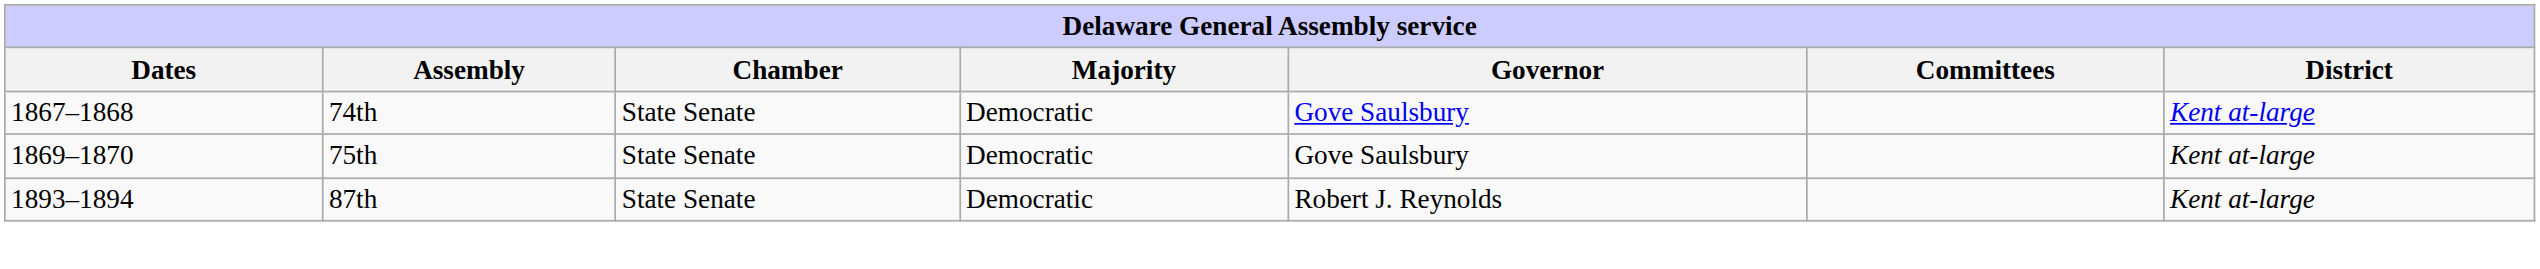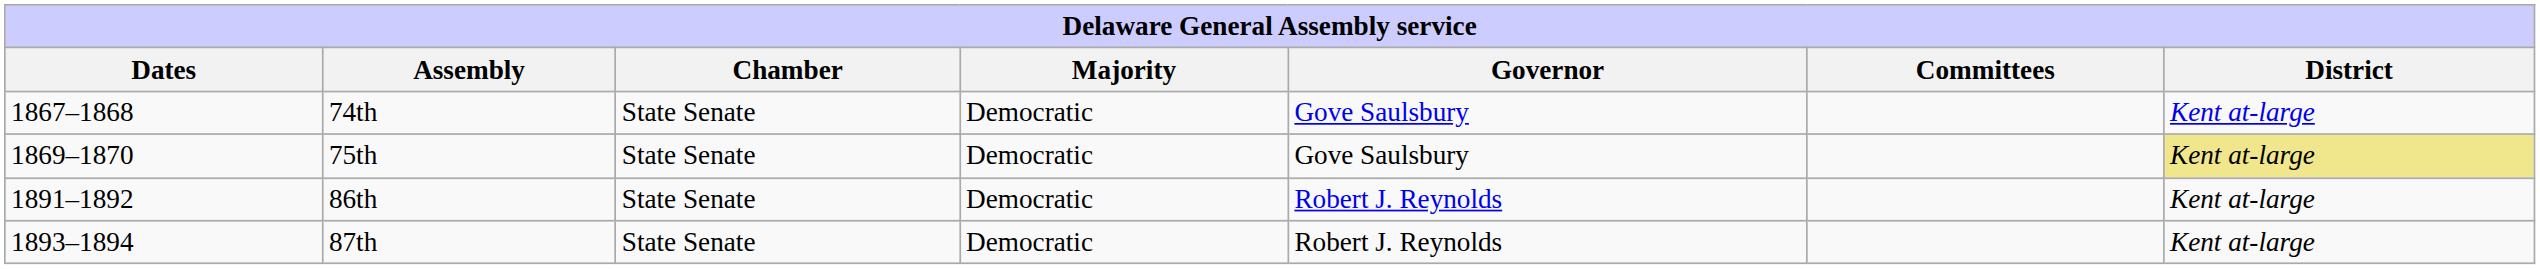(2242, 155) no background -> (2242, 155) khaki background
+ row: (353, 198)
